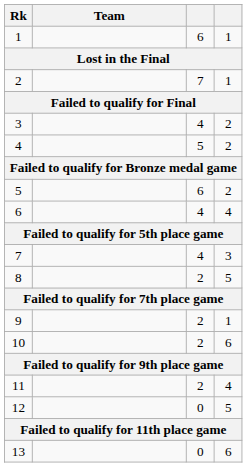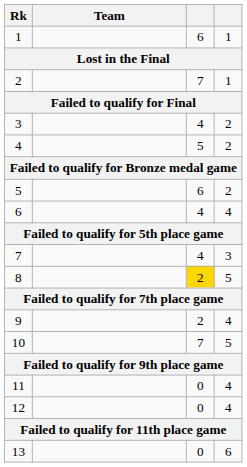(200, 277) no background -> (200, 277) gold background
(228, 320) 1 -> (228, 320) 4
(200, 342) 2 -> (200, 342) 7
(228, 342) 6 -> (228, 342) 5
(200, 386) 2 -> (200, 386) 0
(228, 408) 5 -> (228, 408) 4
